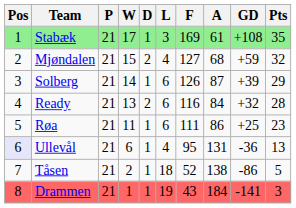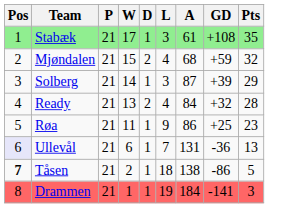- column: (190, 15)
(166, 81) 6 -> (166, 81) 3
(166, 103) 6 -> (166, 103) 4
(166, 125) 6 -> (166, 125) 9
(166, 147) 4 -> (166, 147) 7
(18, 170) normal -> (18, 170) bold
